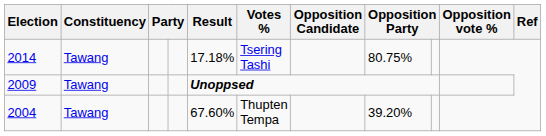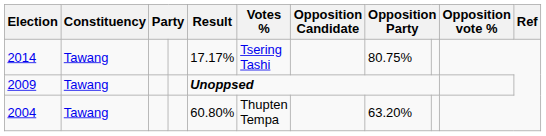(212, 57) 17.18% -> (212, 57) 17.17%
(212, 112) 67.60% -> (212, 112) 60.80%
(390, 112) 39.20% -> (390, 112) 63.20%
